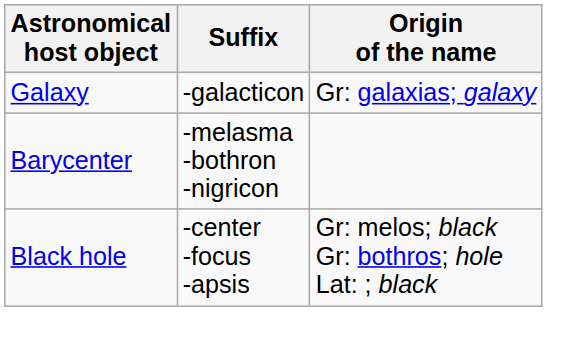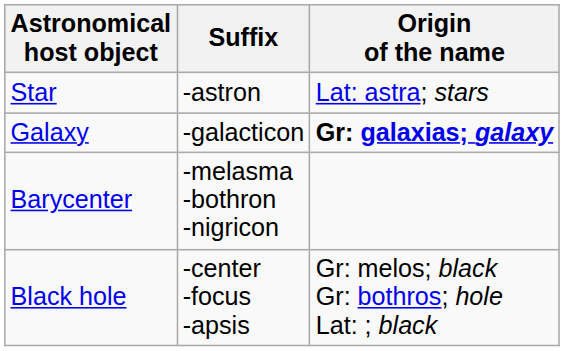+ row: (34, 92)
(426, 92) normal -> (434, 132) bold
